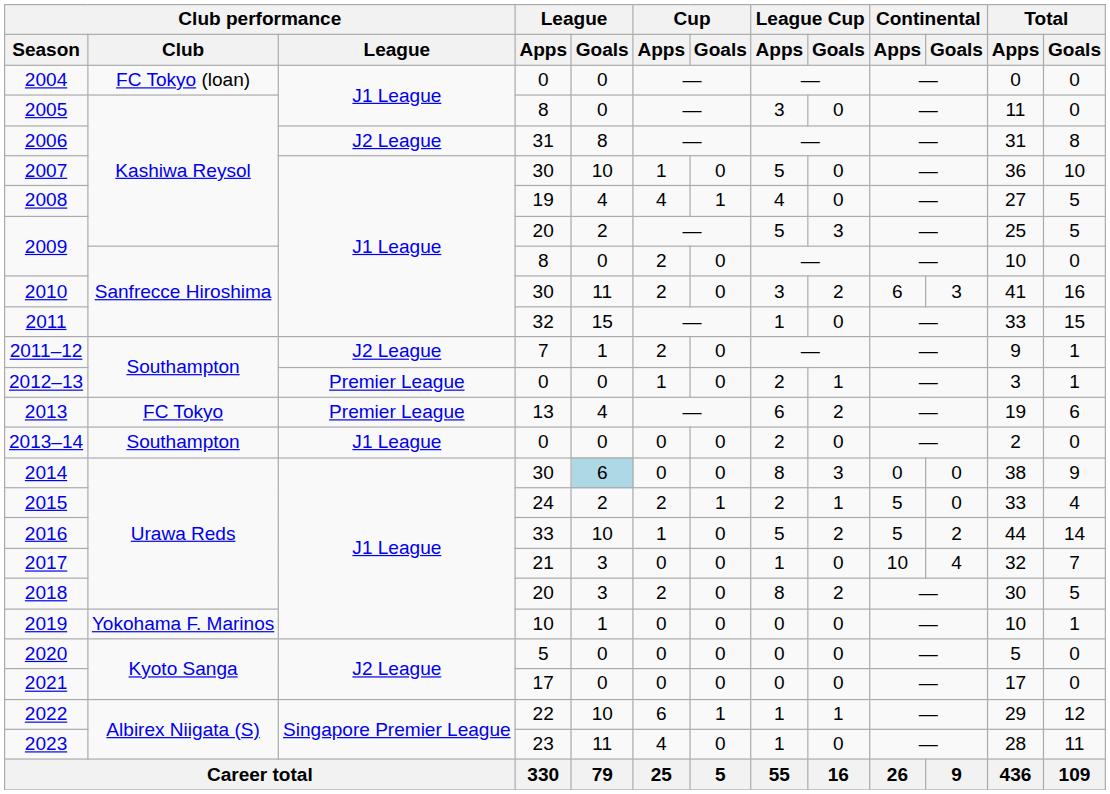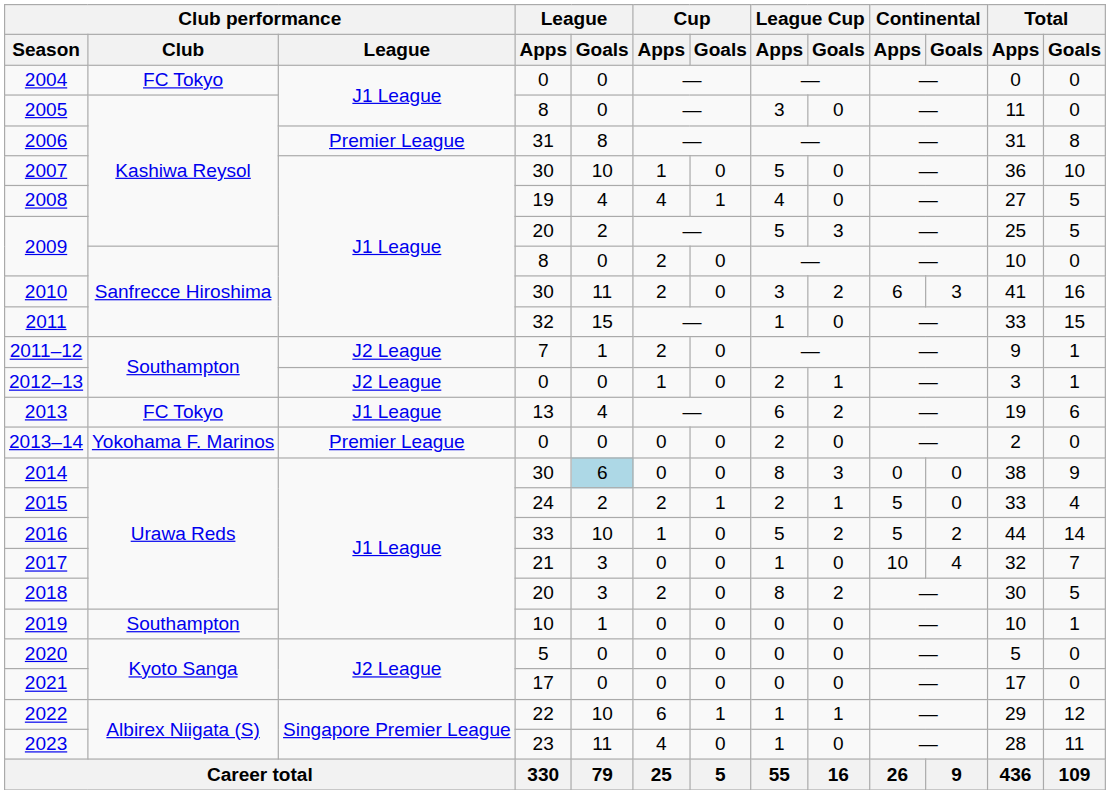(183, 79) FC Tokyo (loan) -> (183, 79) FC Tokyo
(397, 140) J2 League -> (397, 140) Premier League
(397, 381) Premier League -> (397, 381) J2 League
(397, 412) Premier League -> (397, 412) J1 League
(183, 442) Southampton -> (183, 442) Yokohama F. Marinos
(397, 442) J1 League -> (397, 442) Premier League
(183, 623) Yokohama F. Marinos -> (183, 623) Southampton
